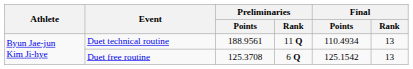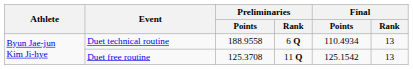(245, 42) 188.9561 -> (245, 42) 188.9558
(293, 42) 11 Q -> (293, 42) 6 Q
(293, 57) 6 Q -> (293, 57) 11 Q
